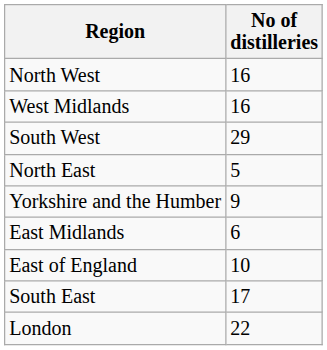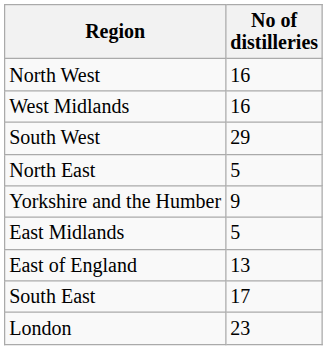(235, 233) 6 -> (235, 233) 5
(240, 264) 10 -> (240, 264) 13
(240, 328) 22 -> (240, 328) 23
